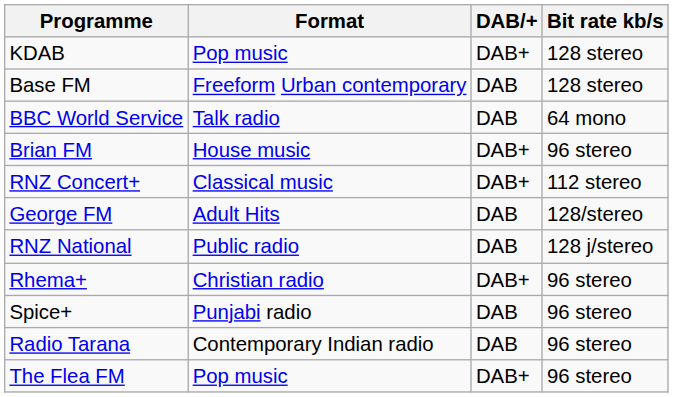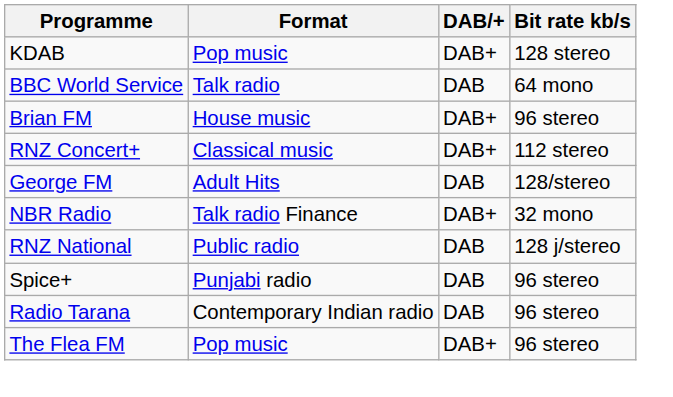- row: (50, 85)
+ row: (60, 214)
- row: (48, 279)
